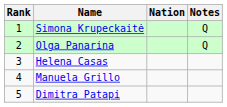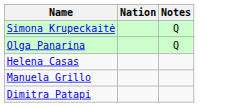- column: (19, 13)
